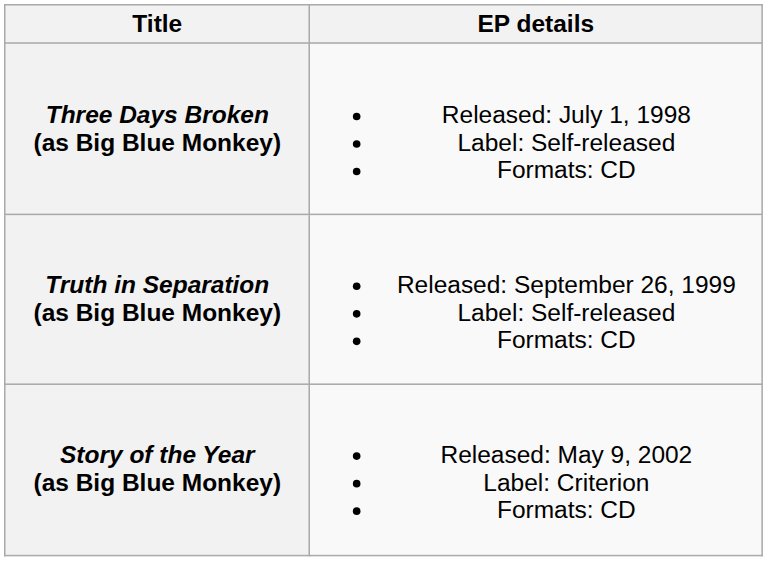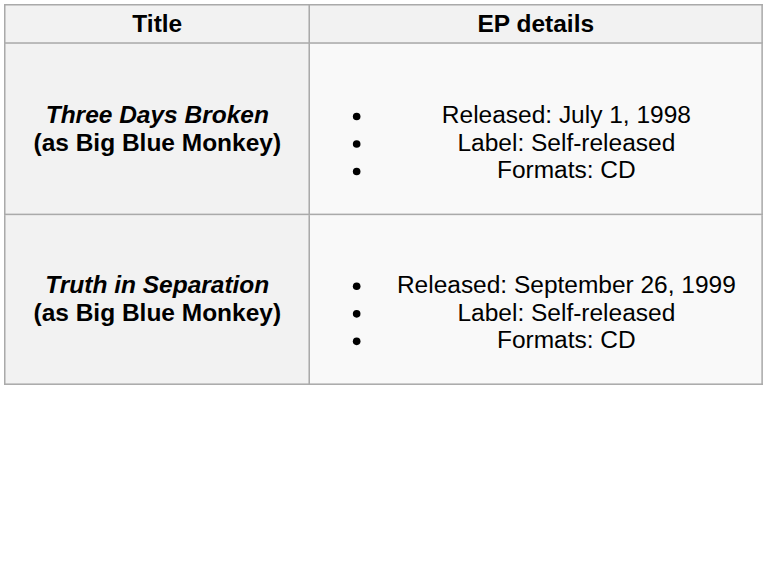- row: (157, 469)
